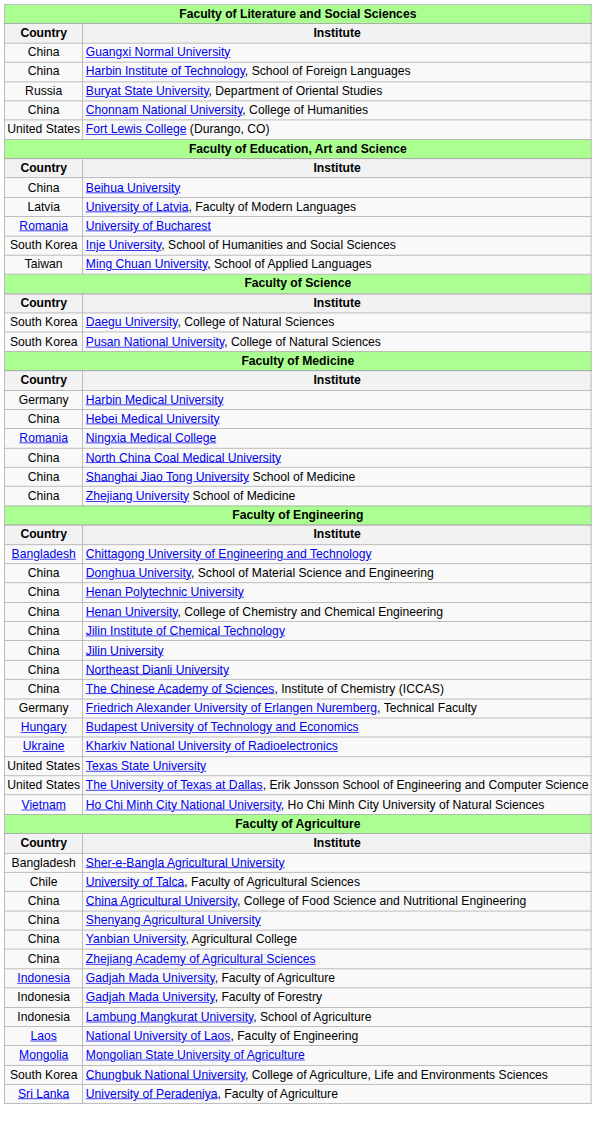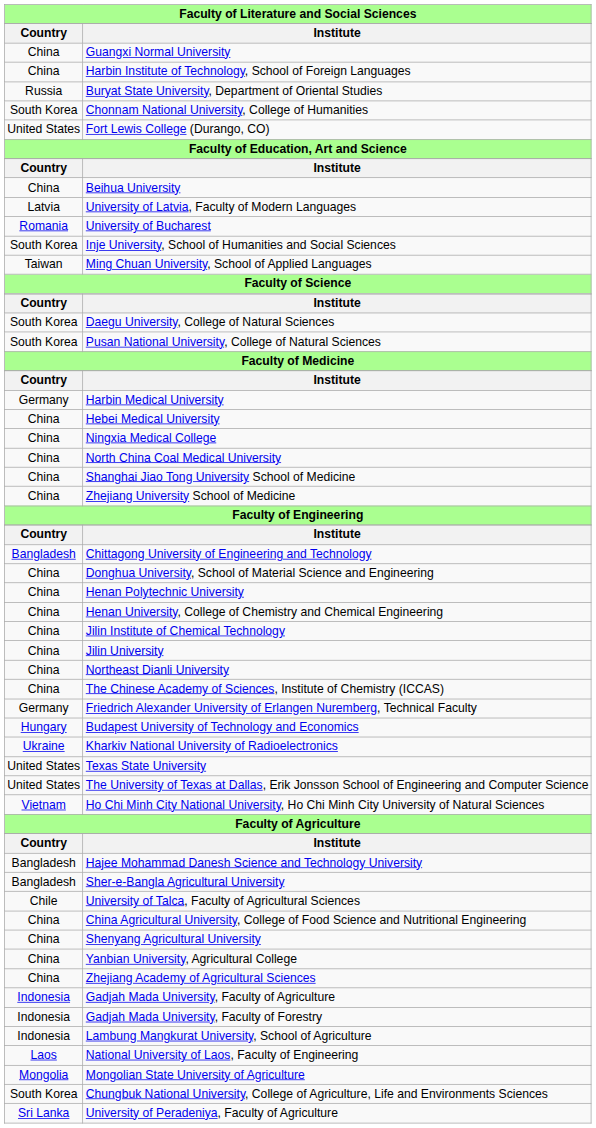(44, 110) China -> (44, 110) South Korea
(44, 438) Romania -> (44, 438) China
+ row: (254, 862)
